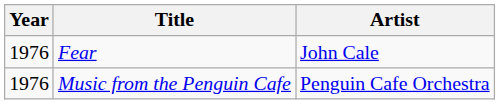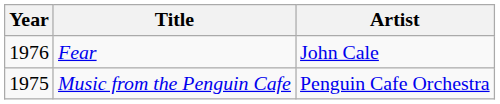(29, 83) 1976 -> (29, 83) 1975
